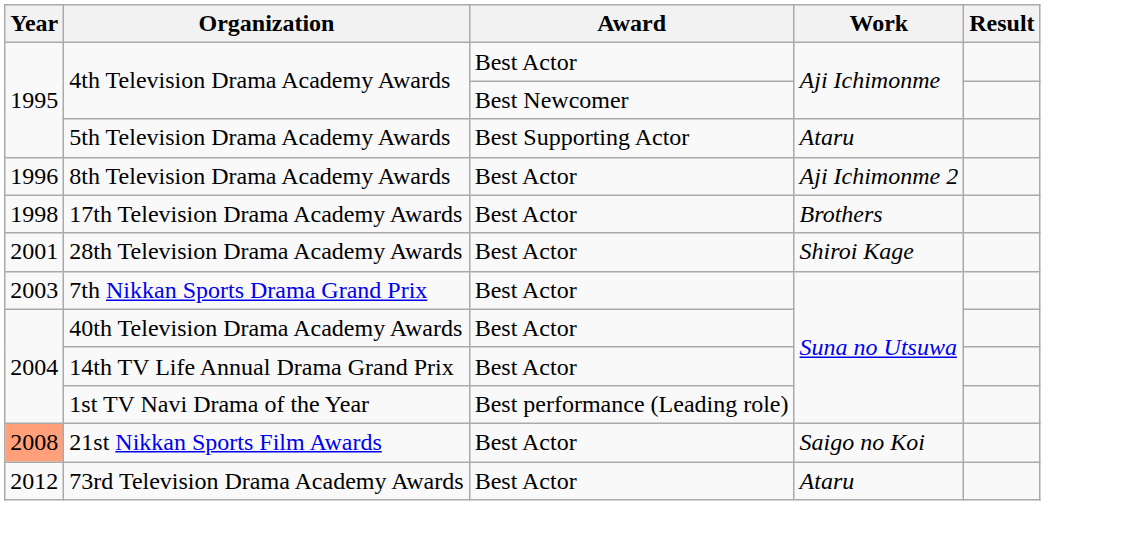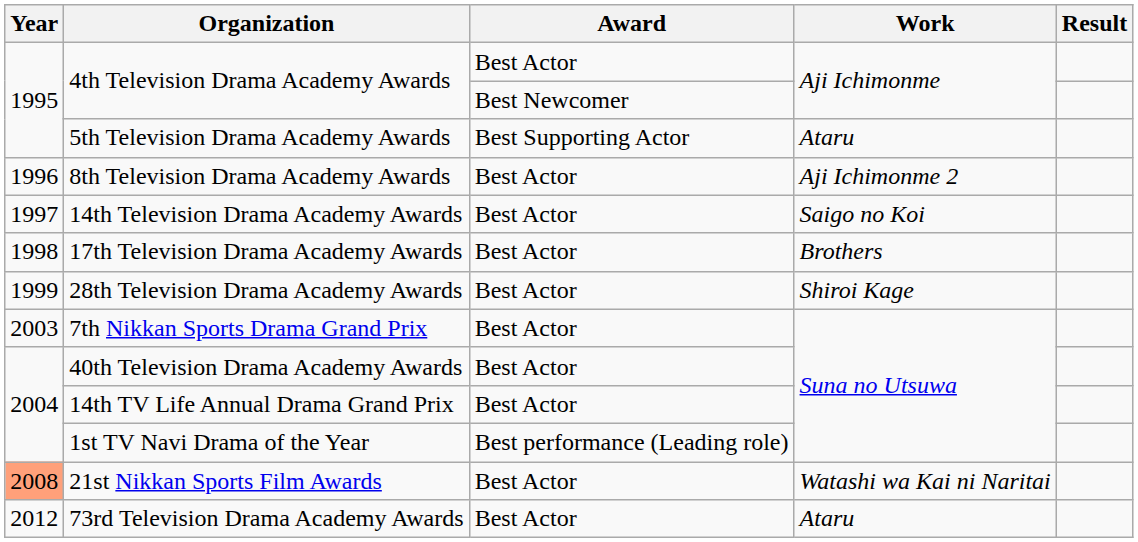+ row: (266, 213)
(34, 251) 2001 -> (34, 289) 1999
(862, 442) Saigo no Koi -> (925, 480) Watashi wa Kai ni Naritai
